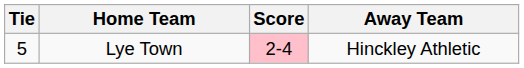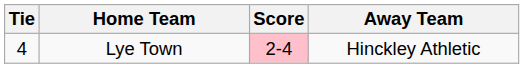(22, 48) 5 -> (22, 48) 4
